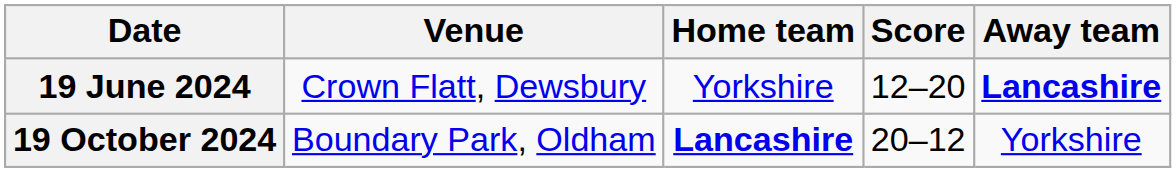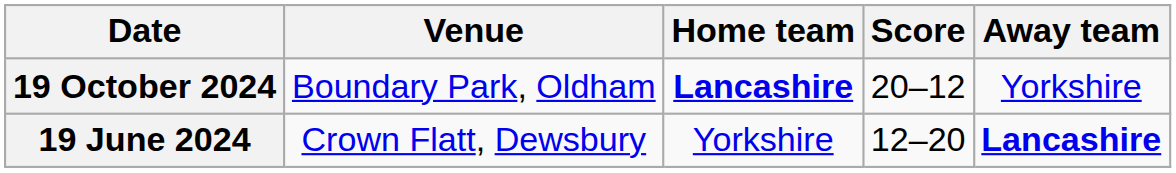rows swapped: (145, 85) <-> (145, 139)
